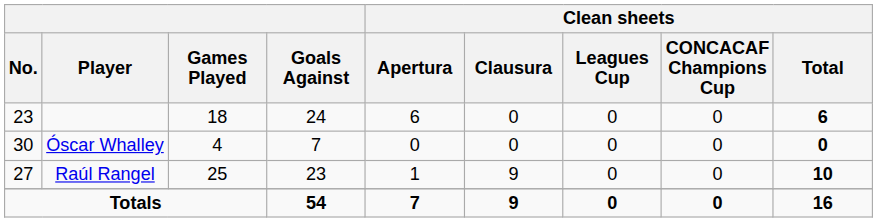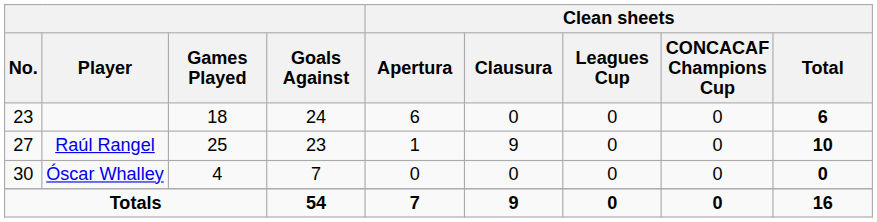rows swapped: (23, 174) <-> (23, 145)
